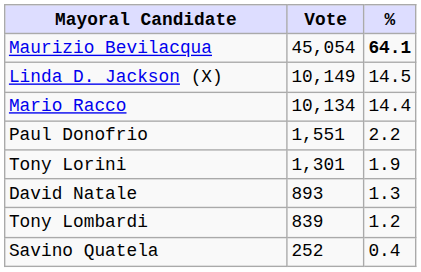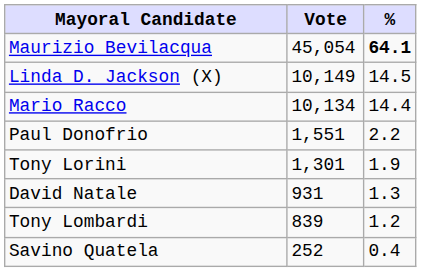(307, 193) 893 -> (307, 193) 931
